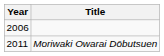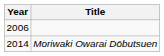(17, 43) 2011 -> (18, 43) 2014
